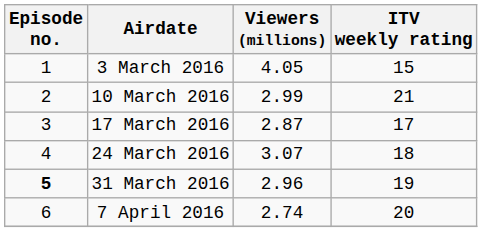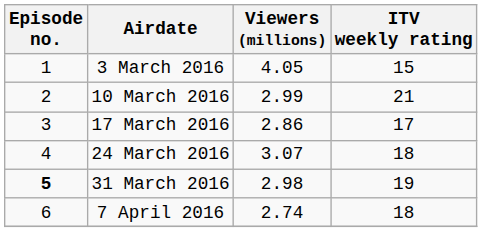(282, 126) 2.87 -> (282, 126) 2.86
(282, 184) 2.96 -> (282, 184) 2.98
(404, 212) 20 -> (404, 212) 18
